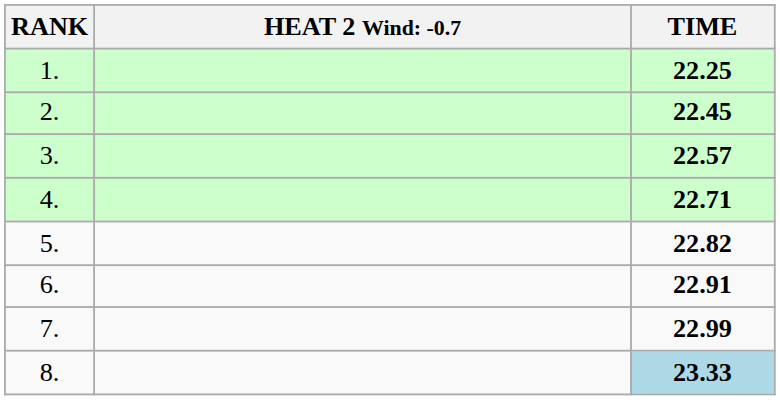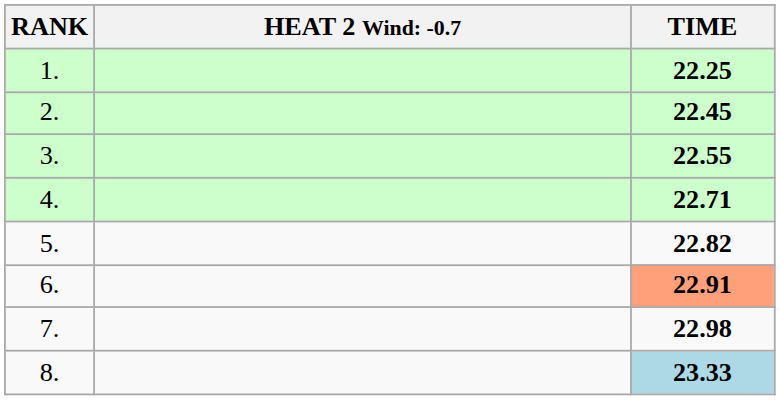(702, 156) 22.57 -> (702, 156) 22.55
(702, 285) no background -> (702, 285) lightsalmon background
(702, 329) 22.99 -> (702, 329) 22.98
